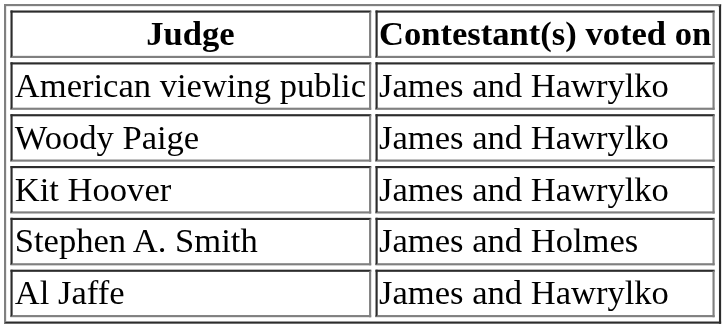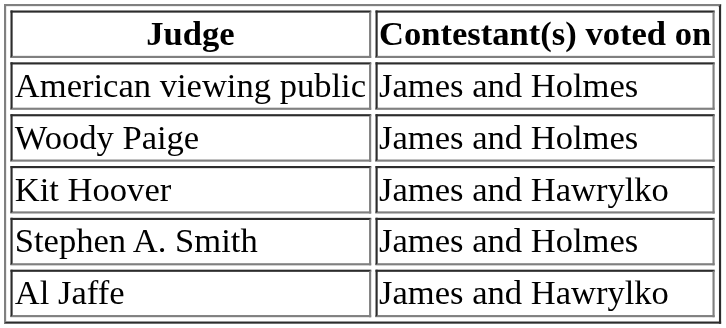(524, 85) James and Hawrylko -> (509, 85) James and Holmes
(524, 137) James and Hawrylko -> (509, 137) James and Holmes
